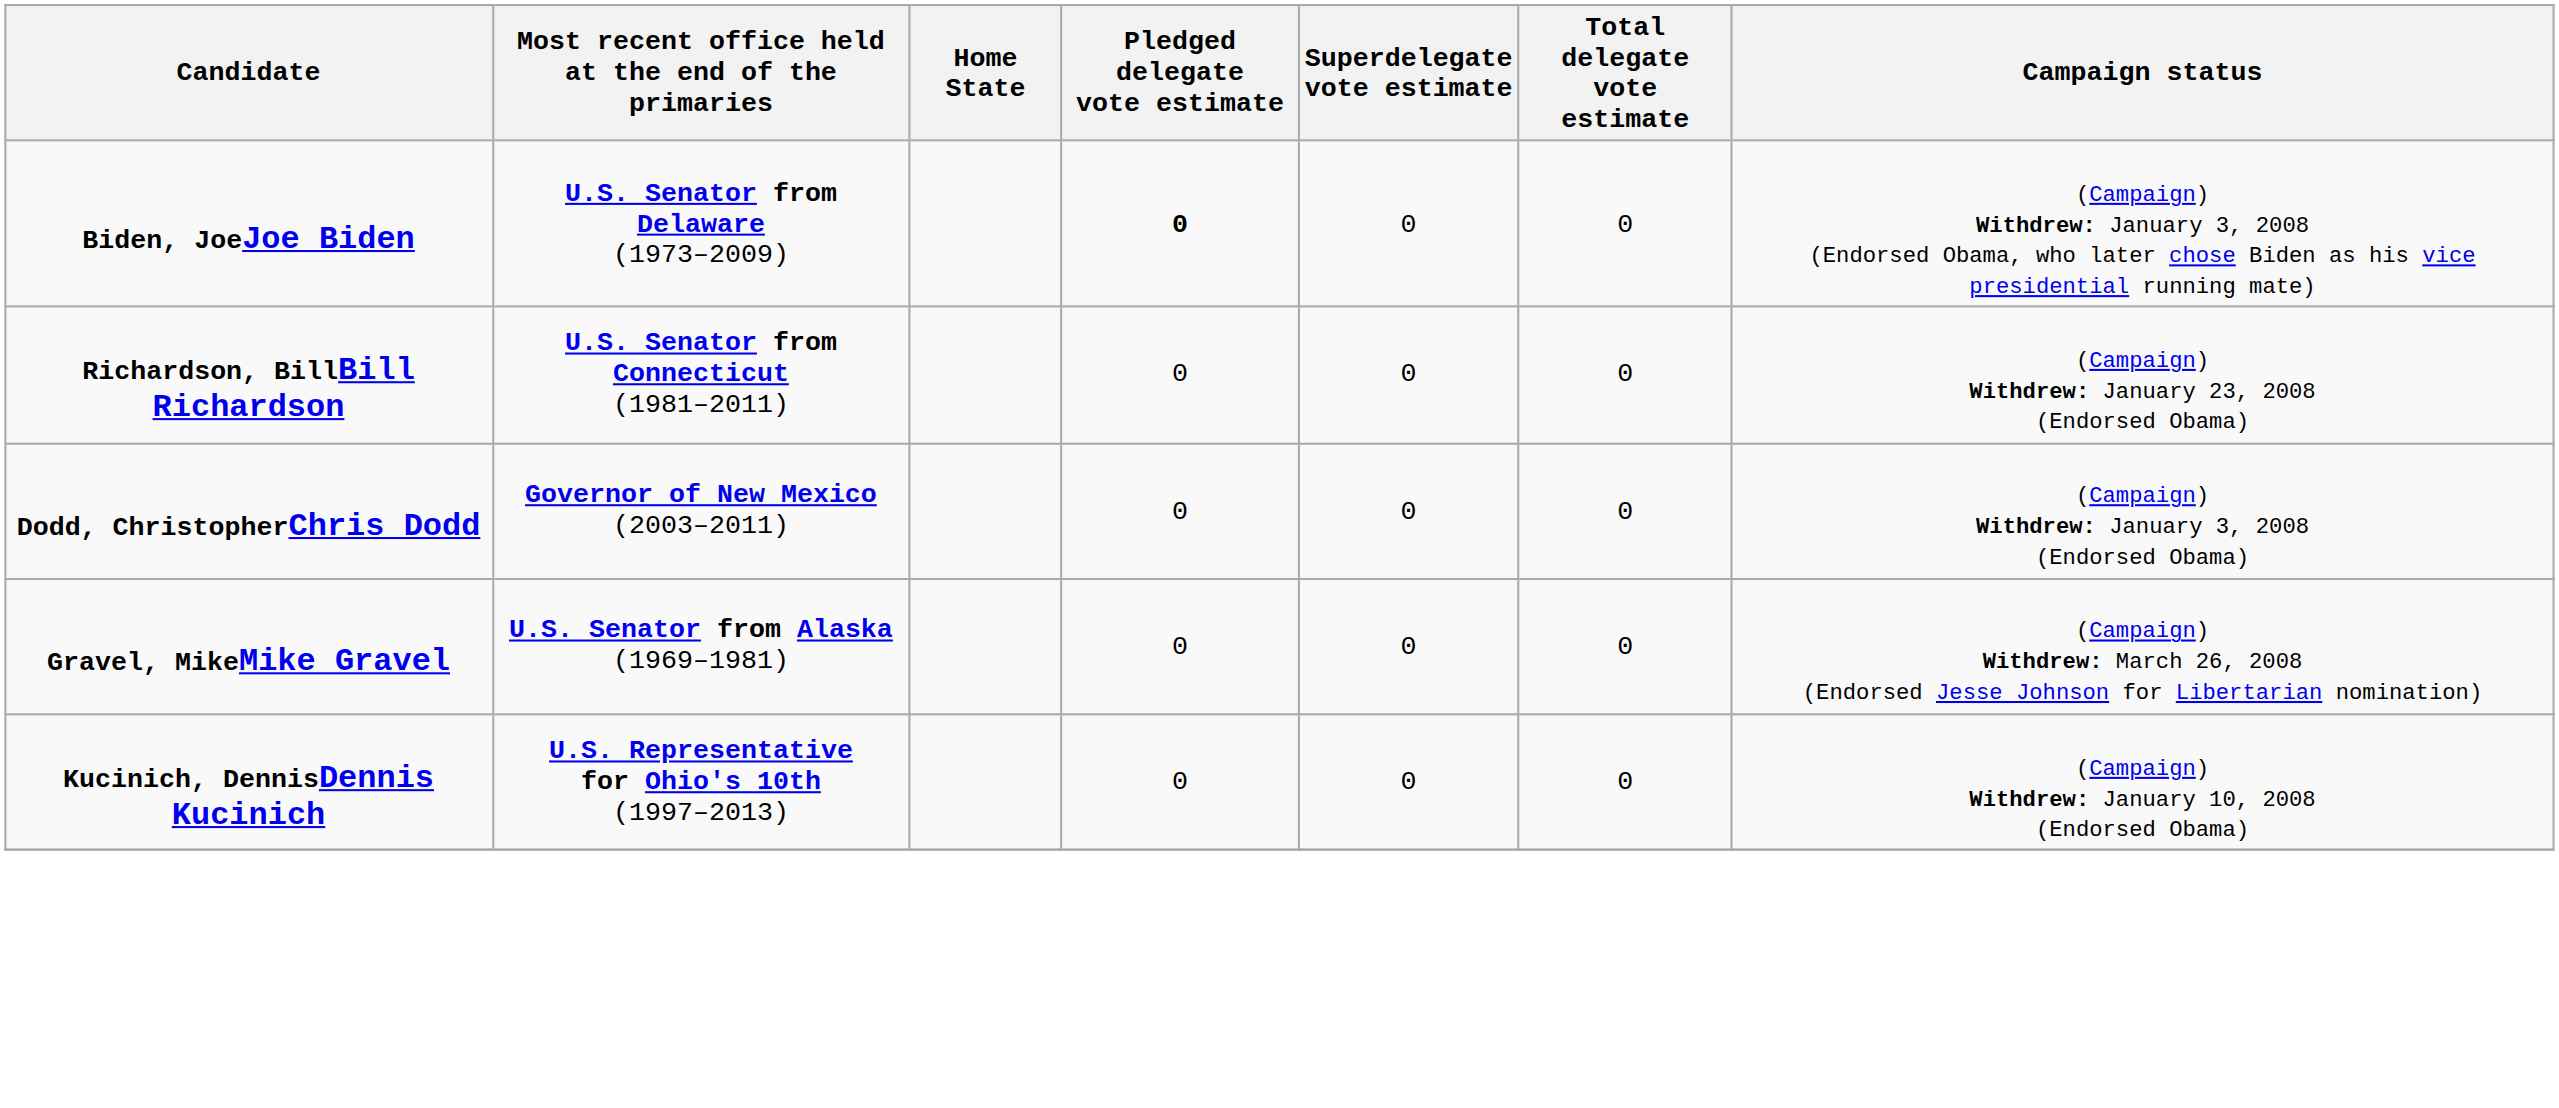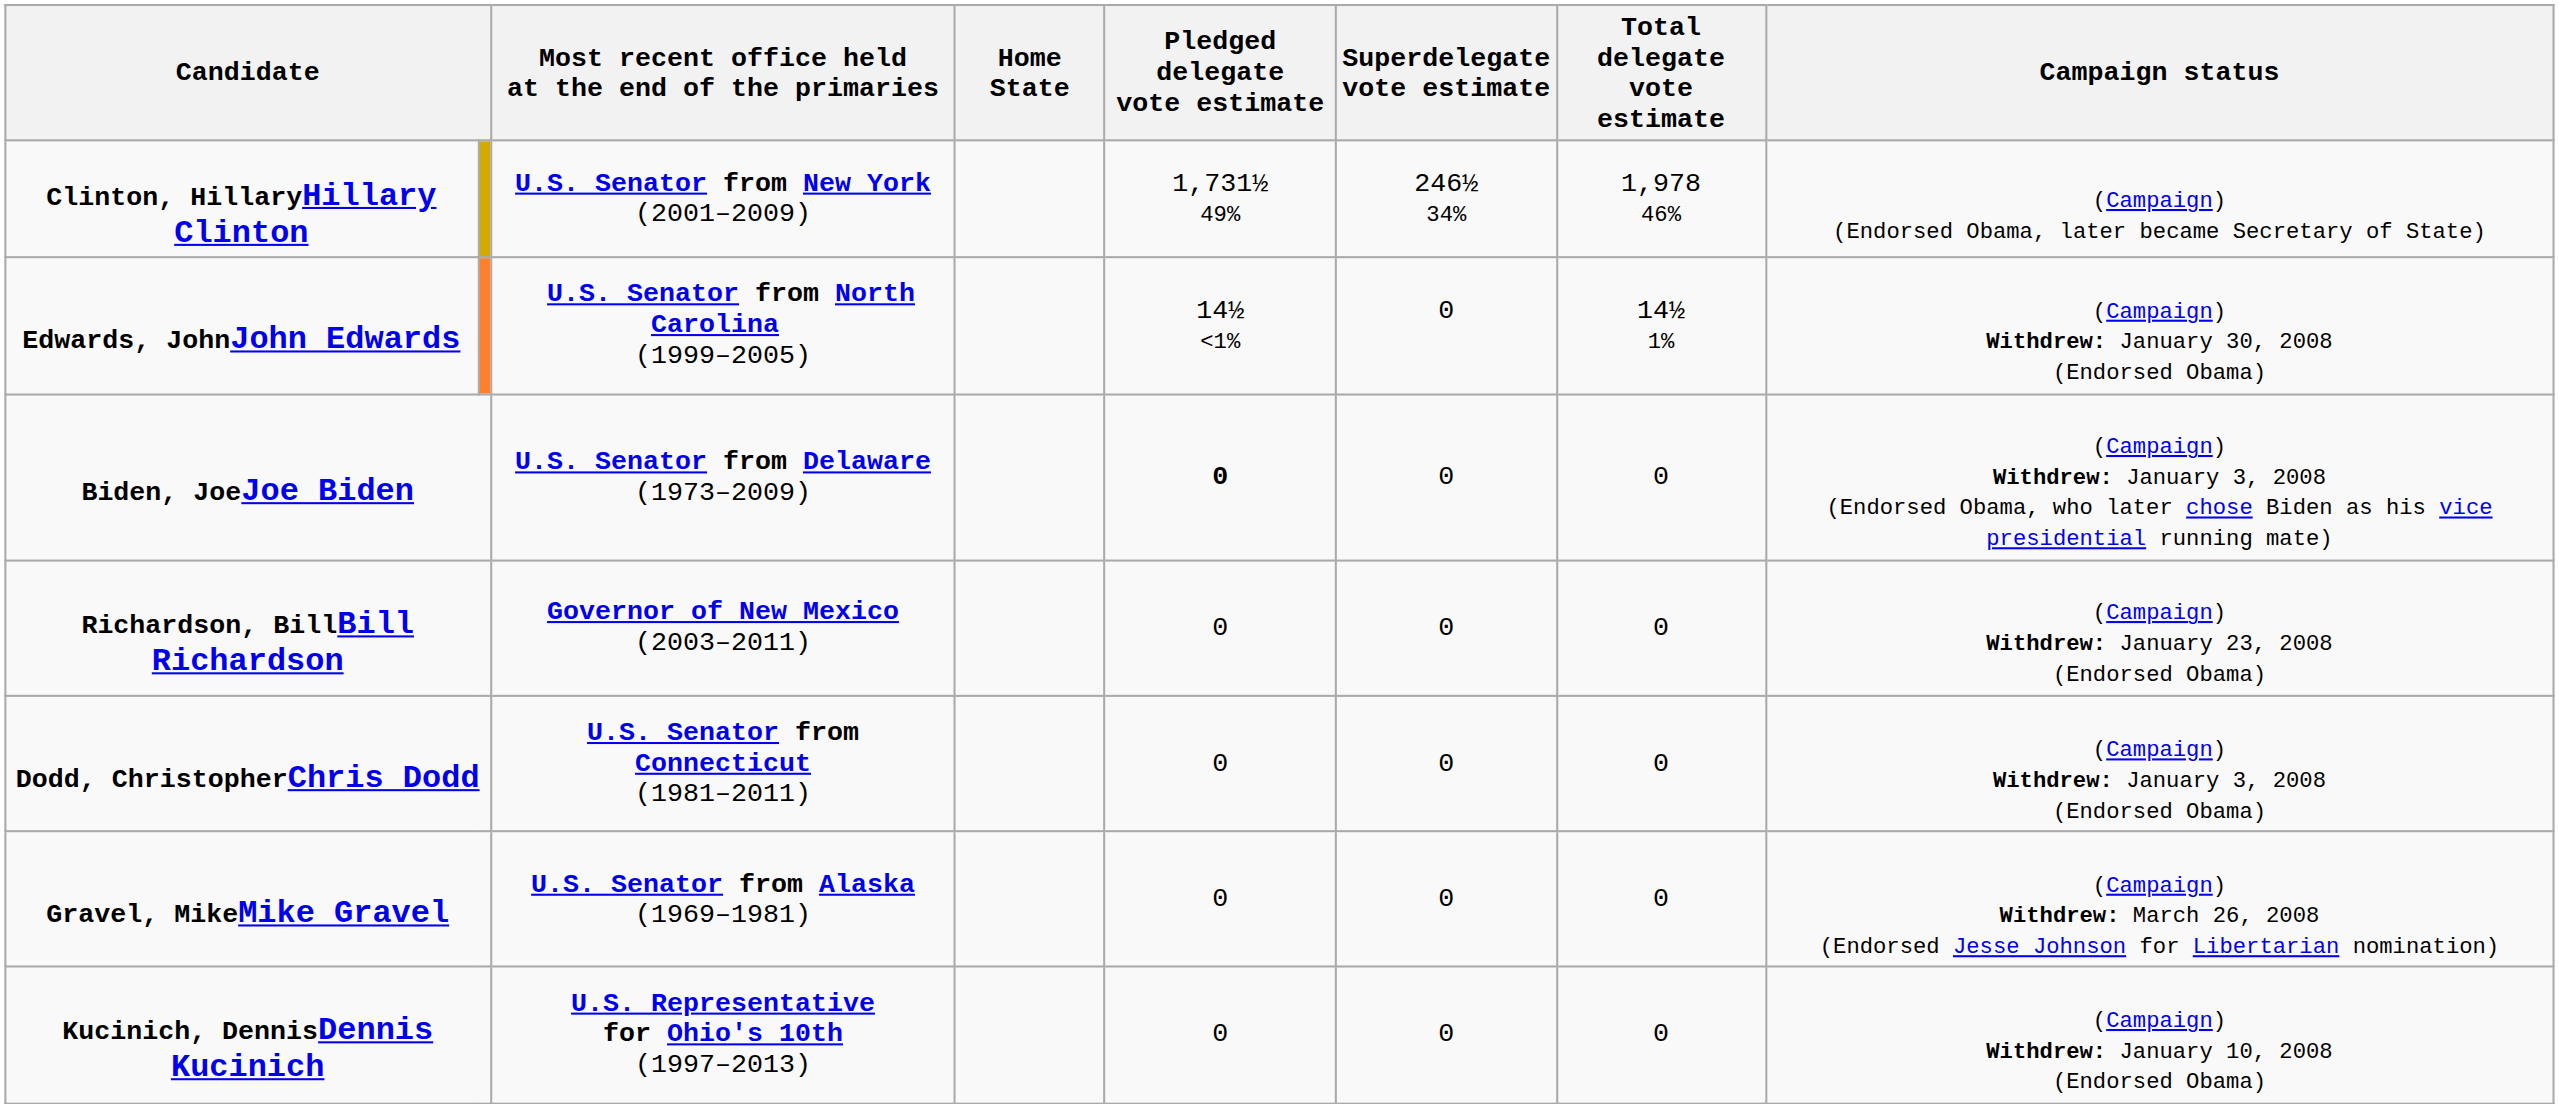+ row: (241, 215)
+ row: (241, 341)
(701, 375) U.S. Senator from Connecticut (1981–2011) -> (723, 628) Governor of New Mexico (2003–2011)
(701, 511) Governor of New Mexico (2003–2011) -> (723, 764) U.S. Senator from Connecticut (1981–2011)
